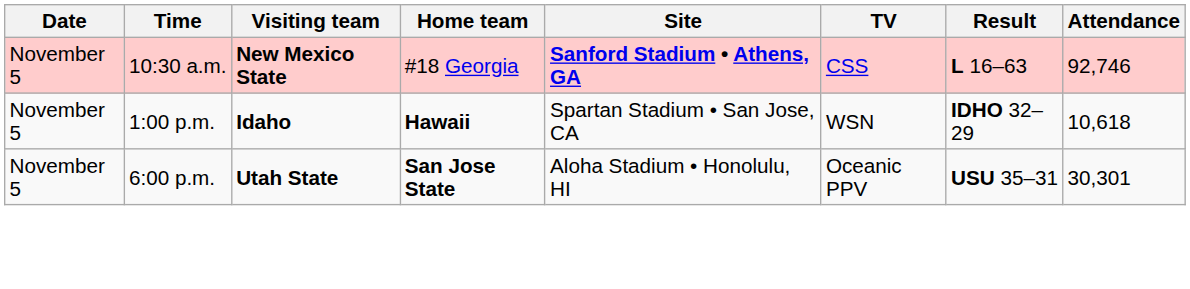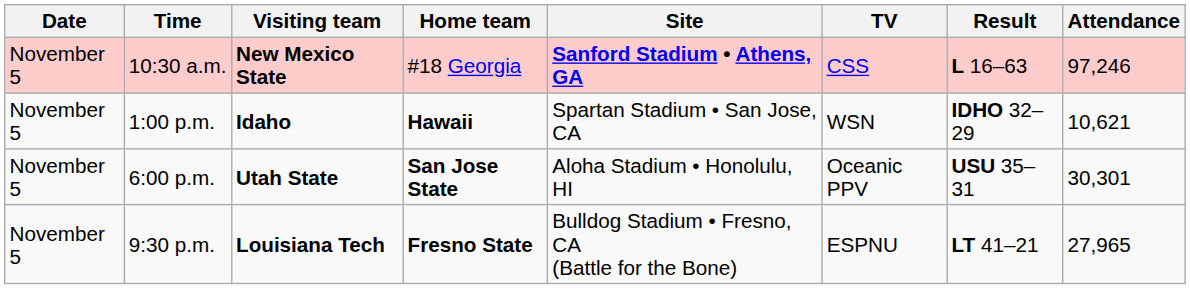(1099, 66) 92,746 -> (1099, 66) 97,246
(1099, 121) 10,618 -> (1099, 121) 10,621
+ row: (172, 245)
